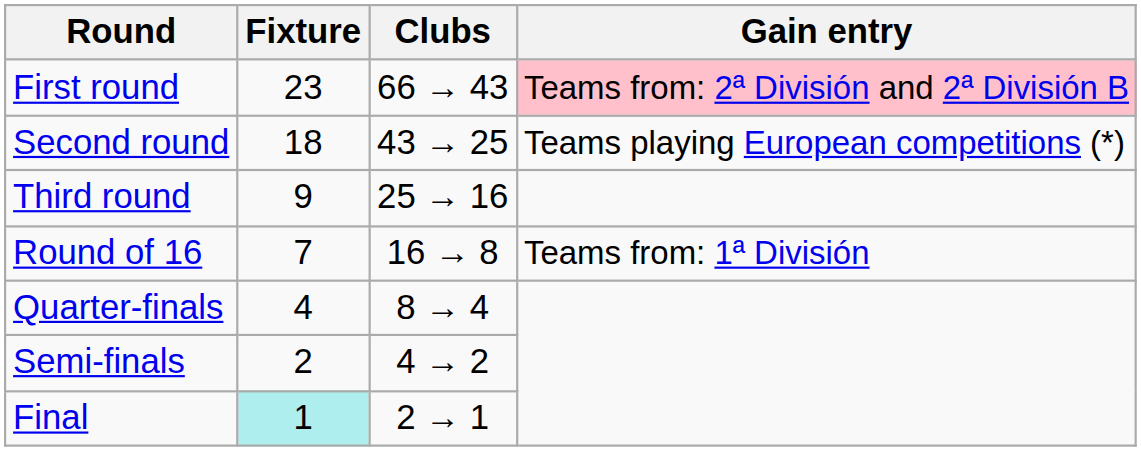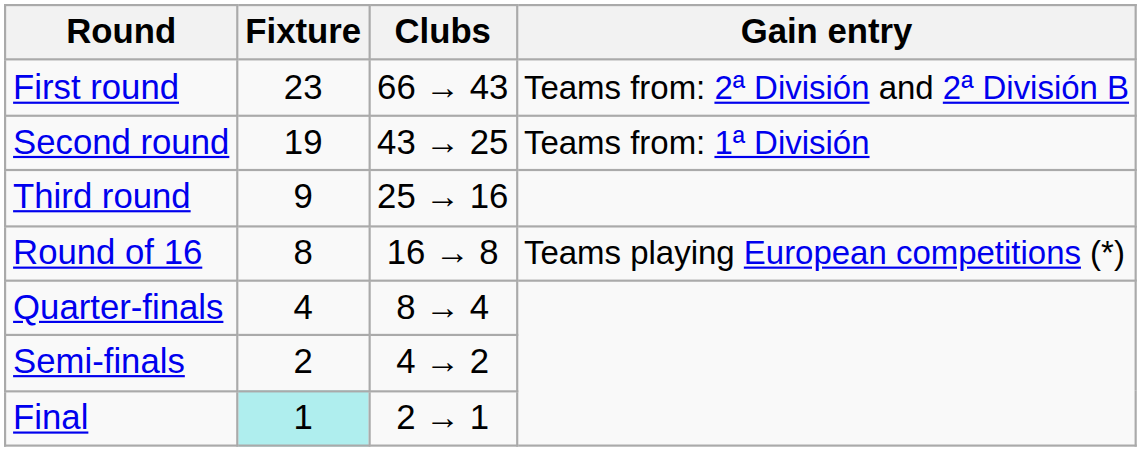(827, 88) pink background -> (827, 88) no background
(303, 142) 18 -> (303, 142) 19
(824, 143) Teams playing European competitions (*) -> (697, 143) Teams from: 1ª División
(303, 252) 7 -> (303, 252) 8
(697, 253) Teams from: 1ª División -> (824, 253) Teams playing European competitions (*)
